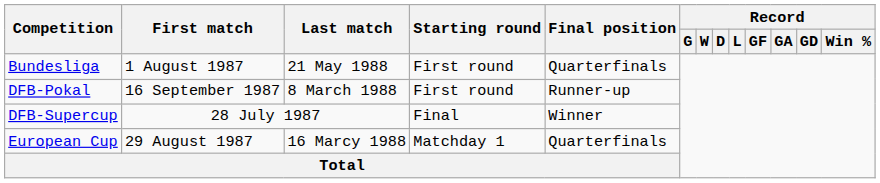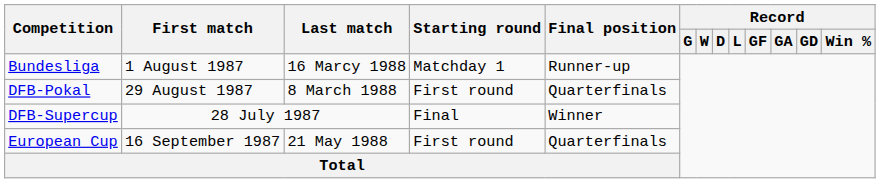(338, 67) 21 May 1988 -> (347, 67) 16 Marcy 1988
(464, 67) First round -> (459, 67) Matchday 1
(608, 67) Quarterfinals -> (589, 67) Runner-up
(203, 91) 16 September 1987 -> (189, 91) 29 August 1987
(589, 91) Runner-up -> (608, 91) Quarterfinals
(189, 141) 29 August 1987 -> (203, 141) 16 September 1987
(347, 141) 16 Marcy 1988 -> (338, 141) 21 May 1988
(459, 141) Matchday 1 -> (464, 141) First round
